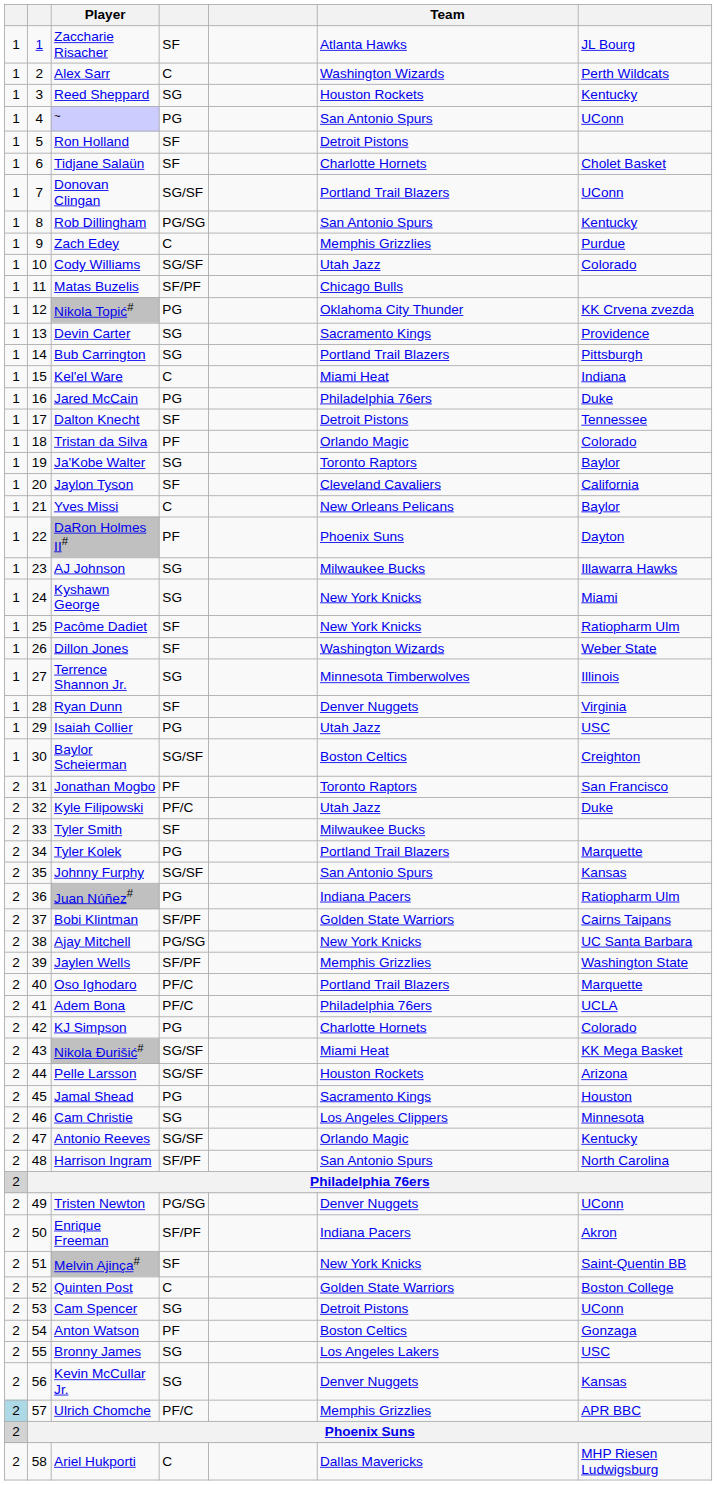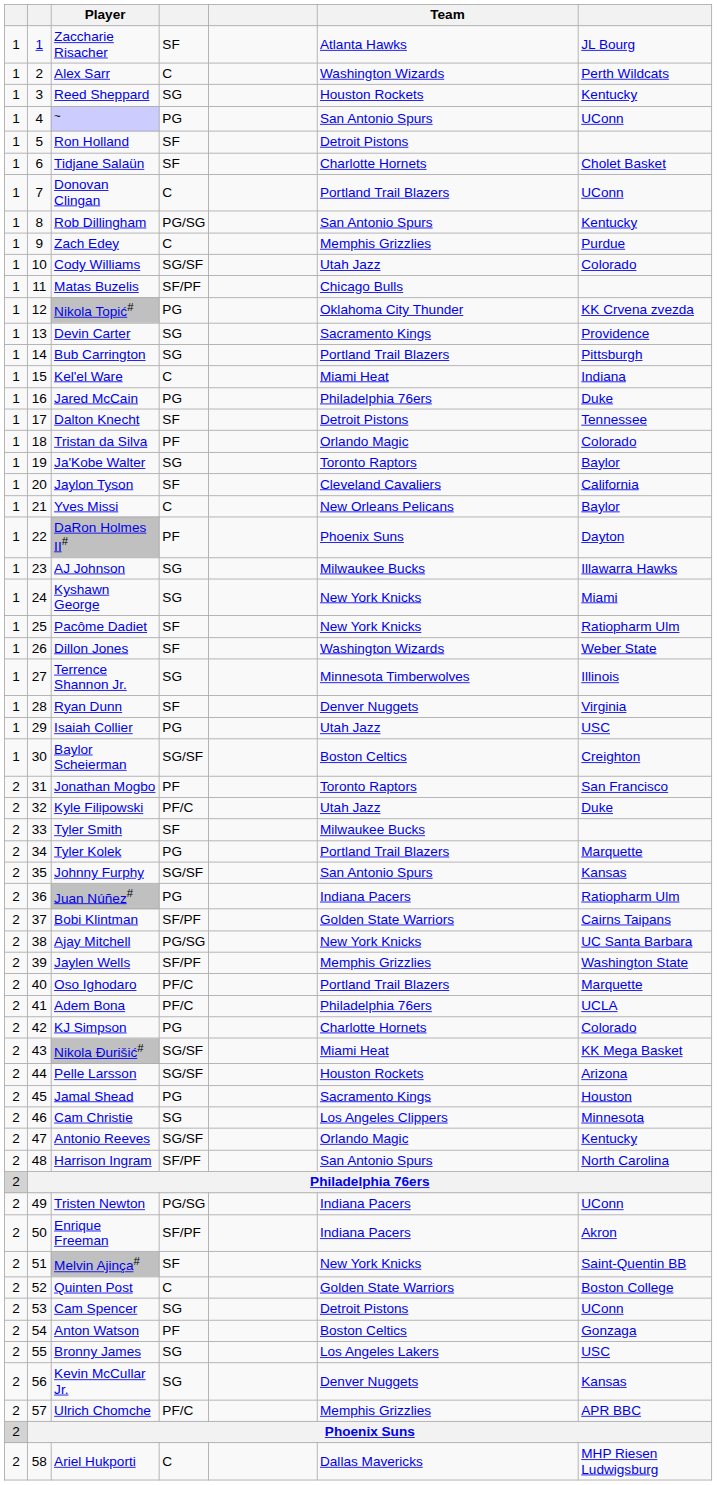(183, 192) SG/SF -> (167, 192) C
(369, 1203) Denver Nuggets -> (365, 1203) Indiana Pacers
(16, 1410) lightblue background -> (16, 1410) no background
